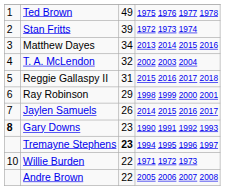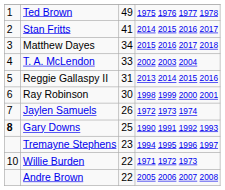(127, 29) 39 -> (127, 29) 41
(167, 29) 1972 1973 1974 -> (178, 29) 2014 2015 2016 2017
(178, 46) 2013 2014 2015 2016 -> (178, 46) 2015 2016 2017 2018
(127, 62) 32 -> (127, 62) 33
(178, 79) 2015 2016 2017 2018 -> (178, 79) 2013 2014 2015 2016
(127, 95) 29 -> (127, 95) 30
(178, 112) 2014 2015 2016 2017 -> (167, 112) 1972 1973 1974
(127, 128) 23 -> (127, 128) 25
(127, 144) bold -> (127, 144) normal
